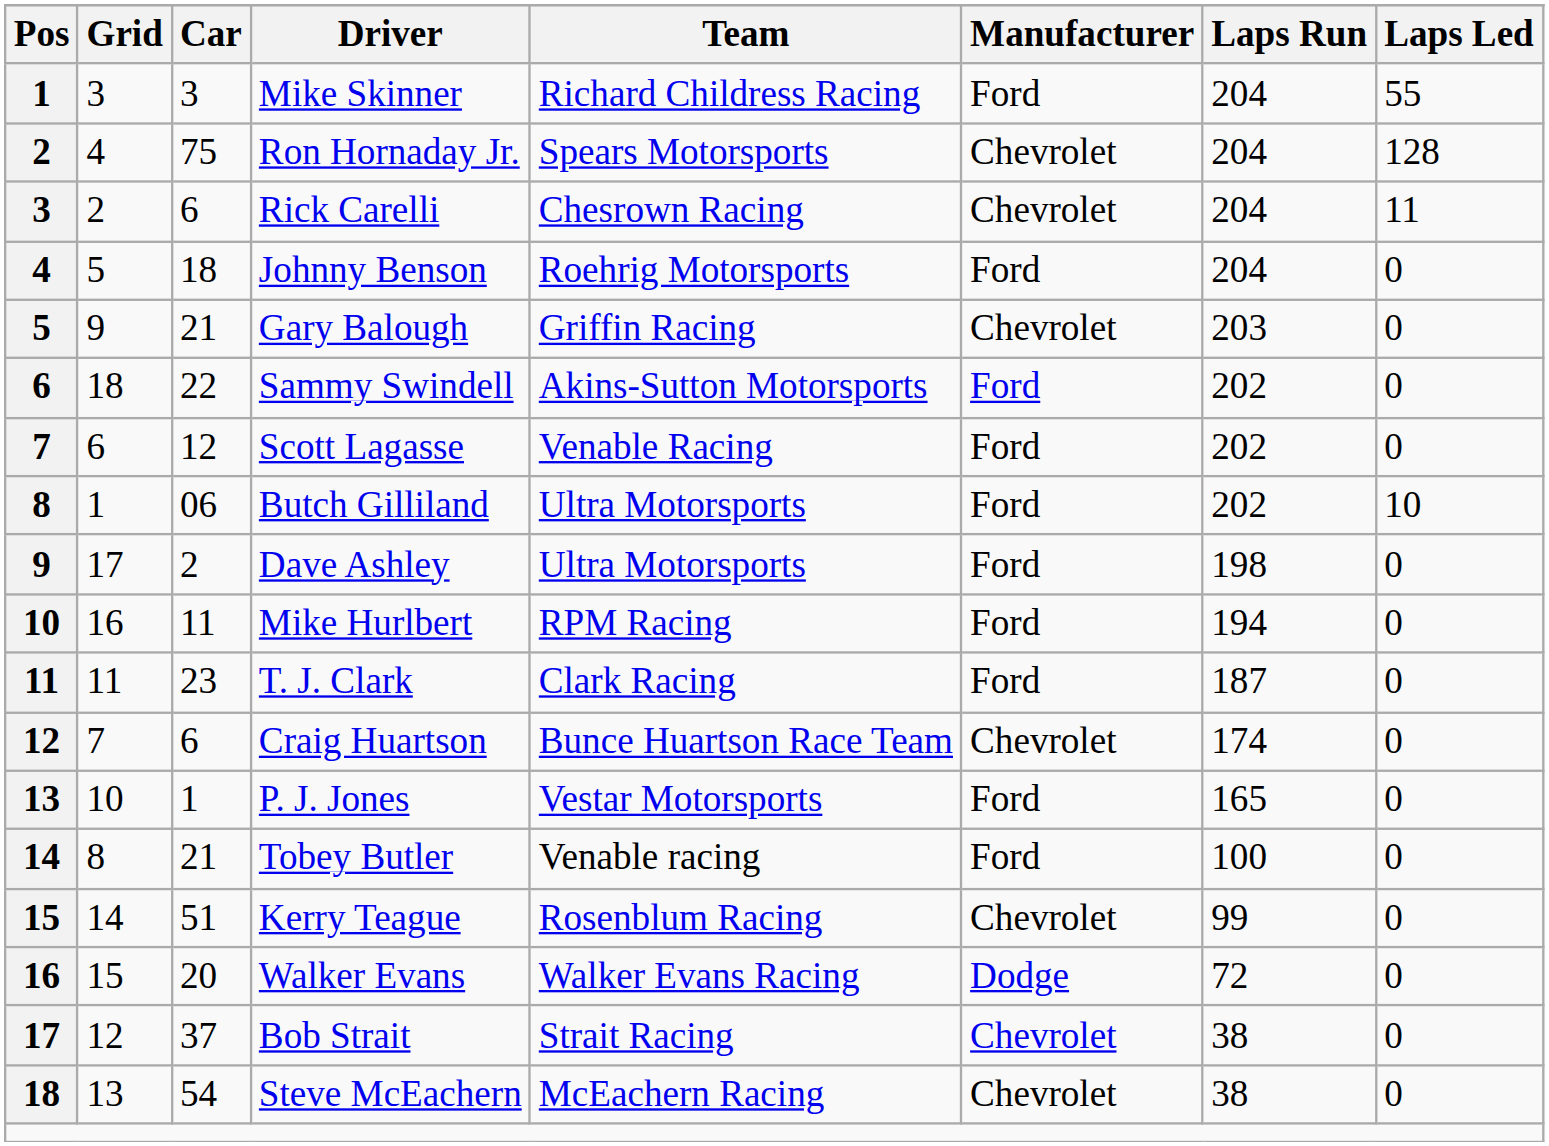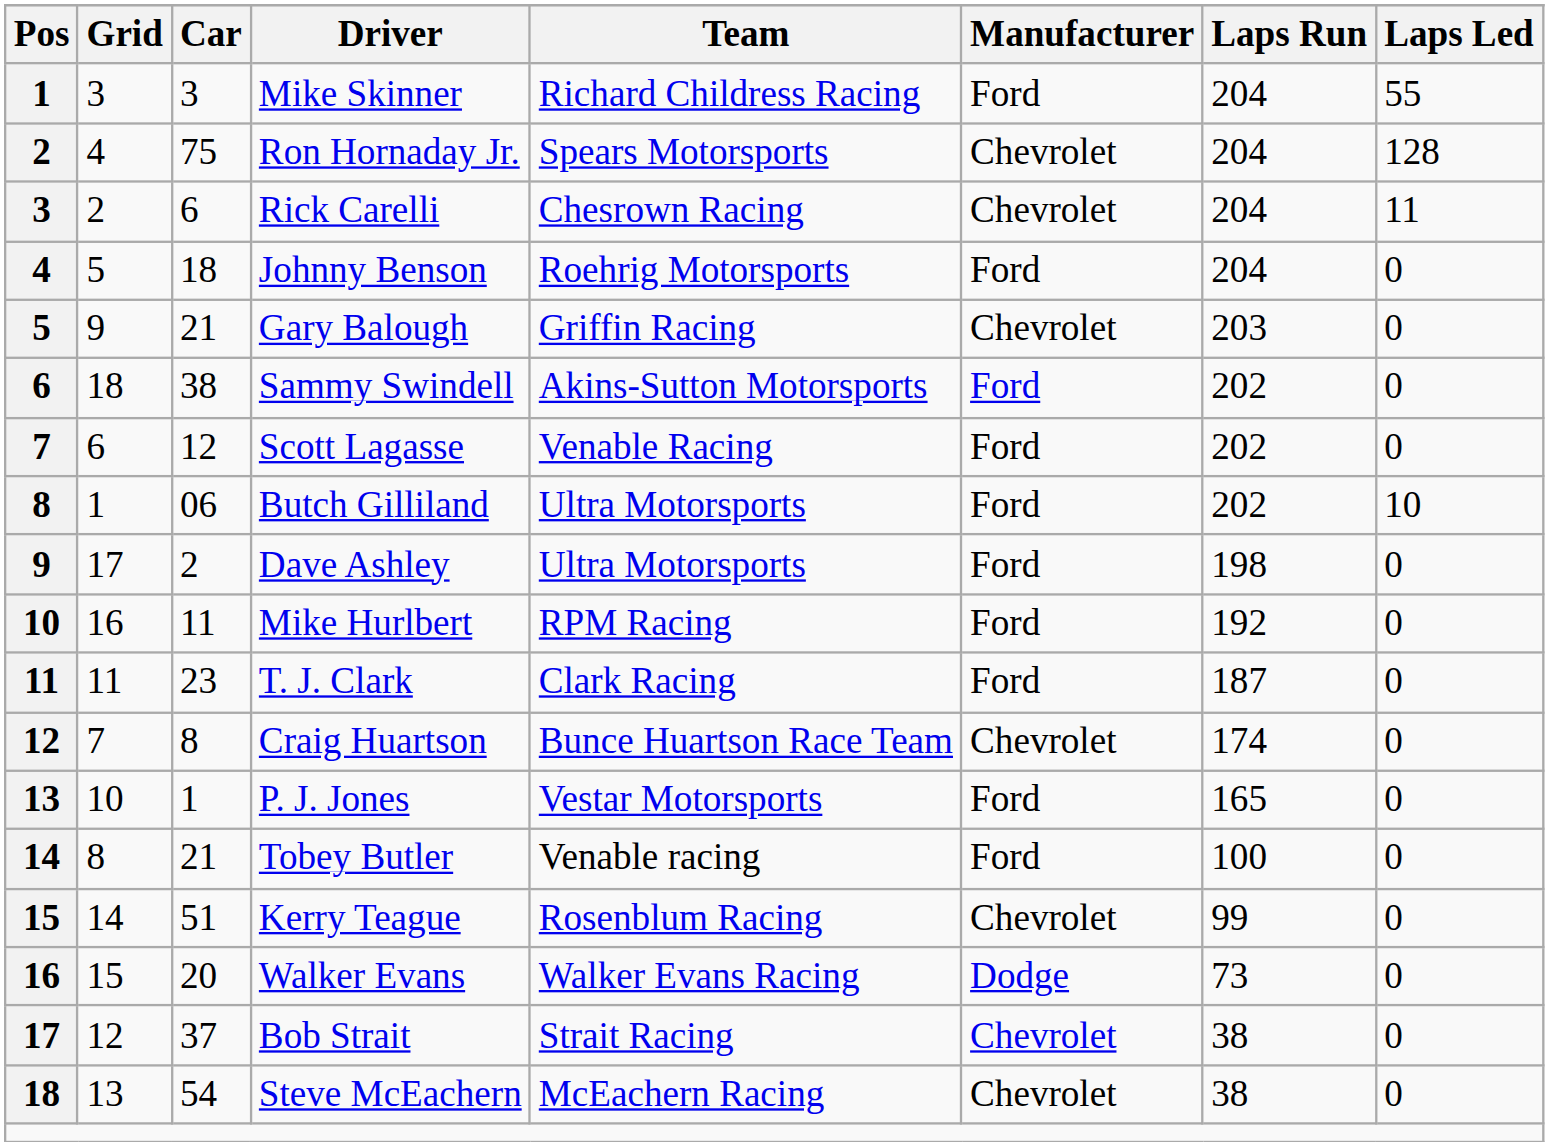(198, 387) 22 -> (198, 387) 38
(1239, 622) 194 -> (1239, 622) 192
(189, 740) 6 -> (189, 740) 8
(1230, 975) 72 -> (1230, 975) 73
